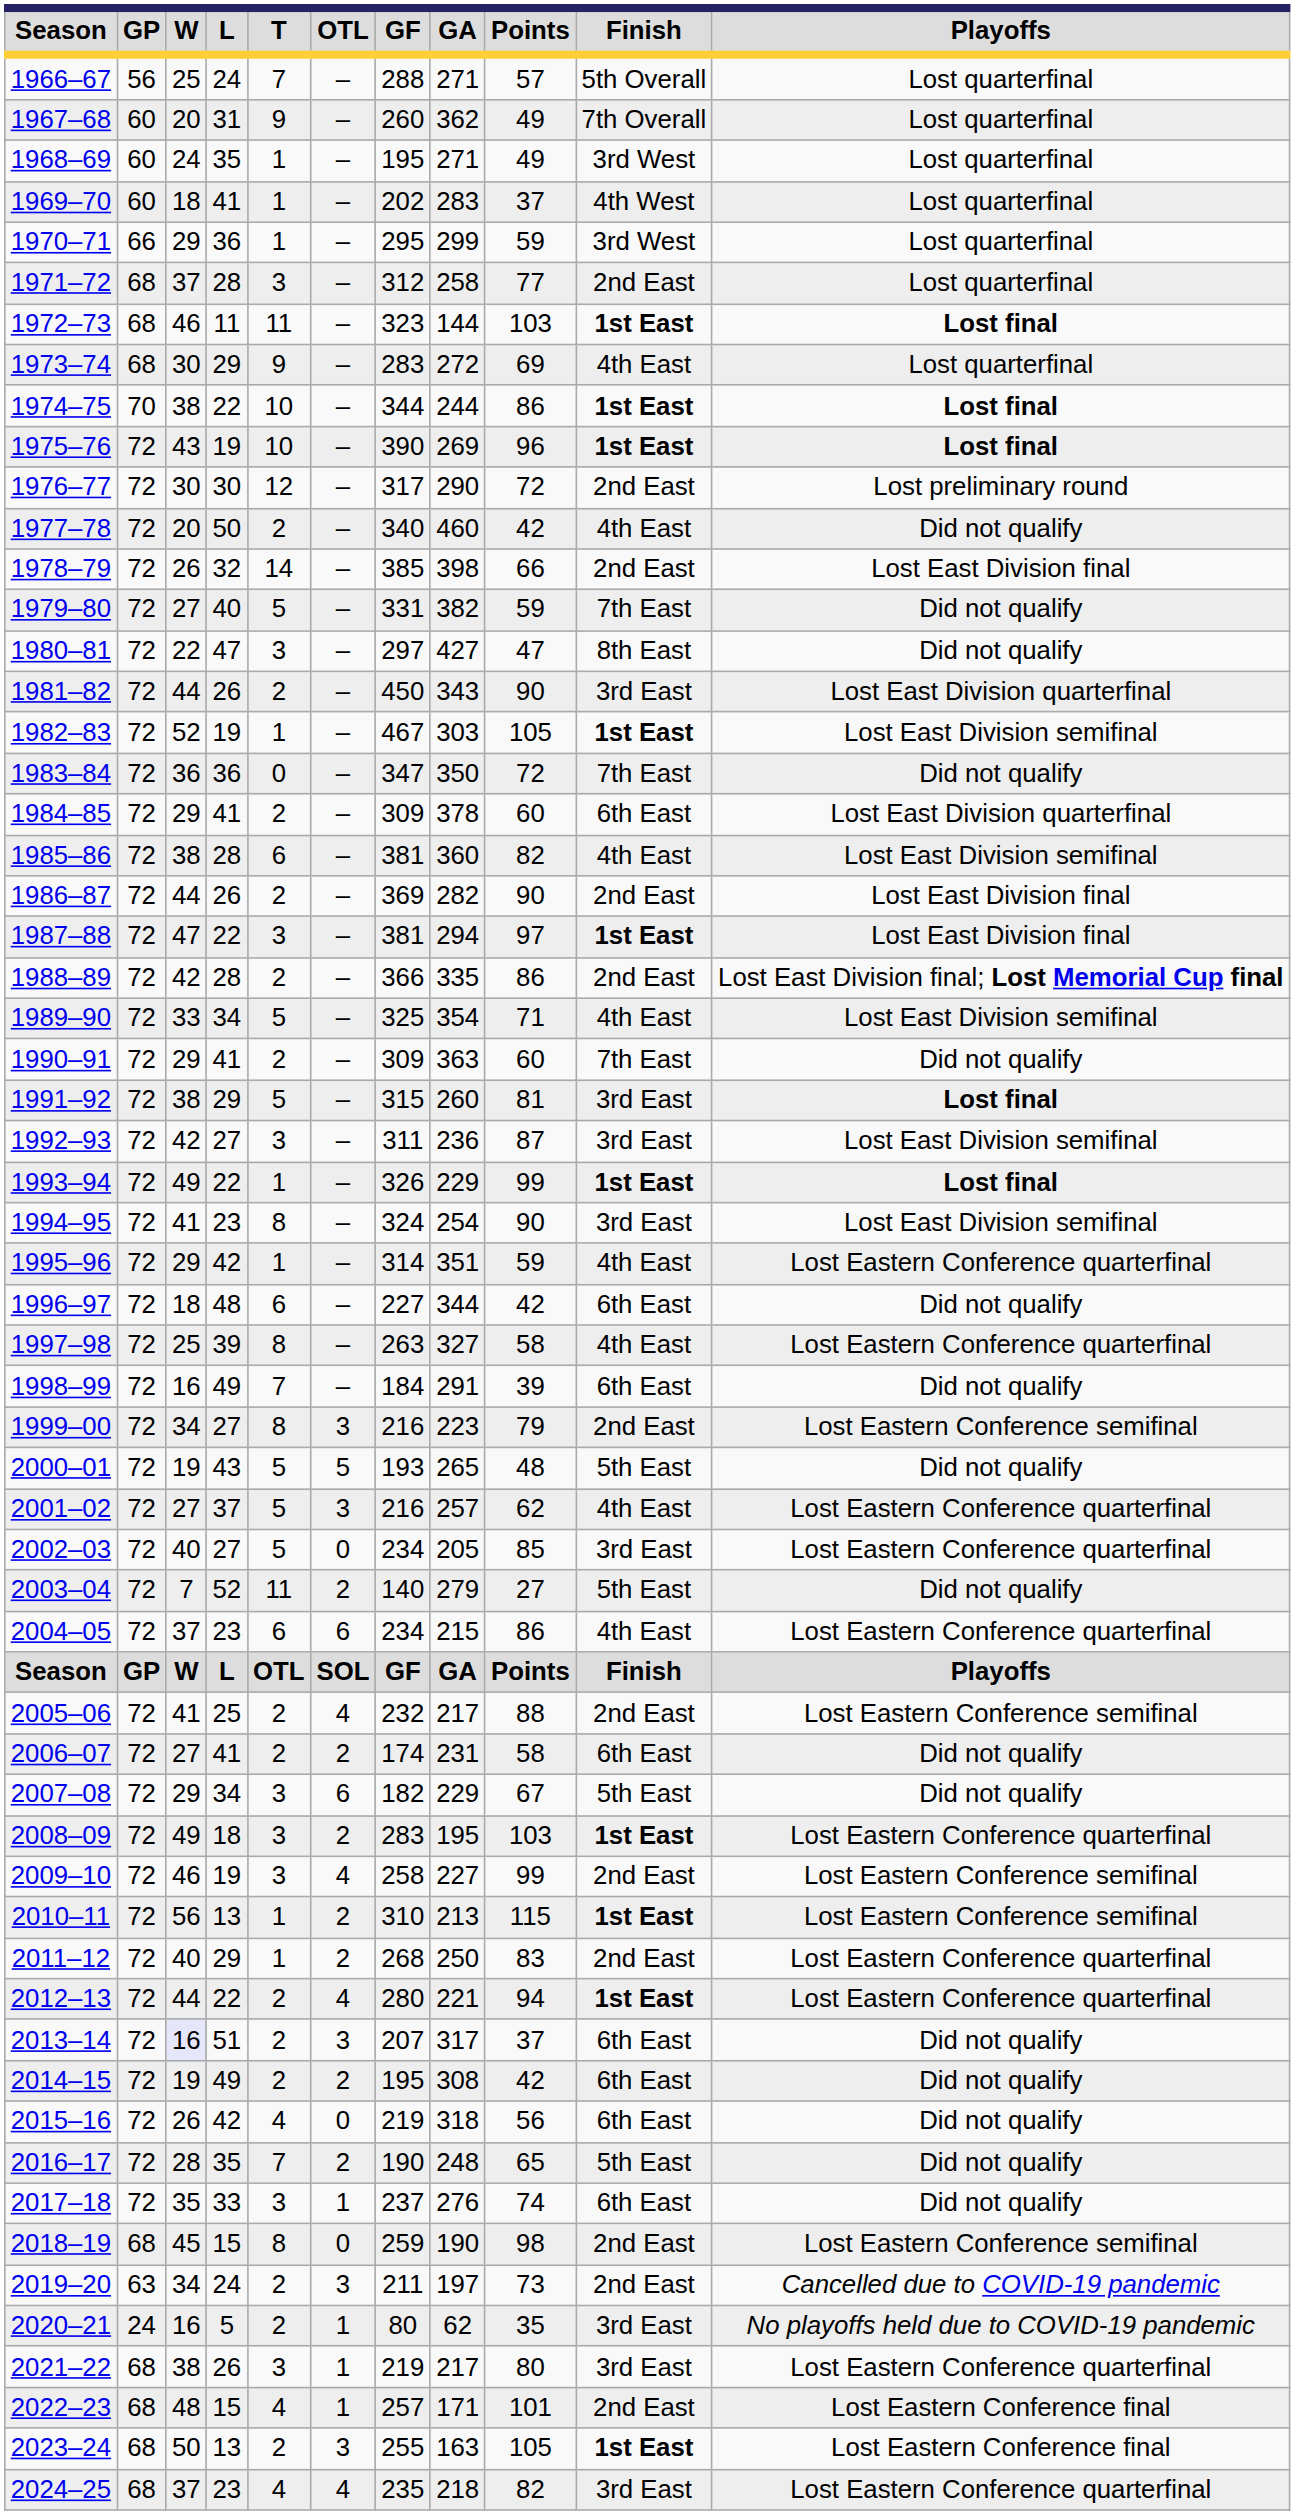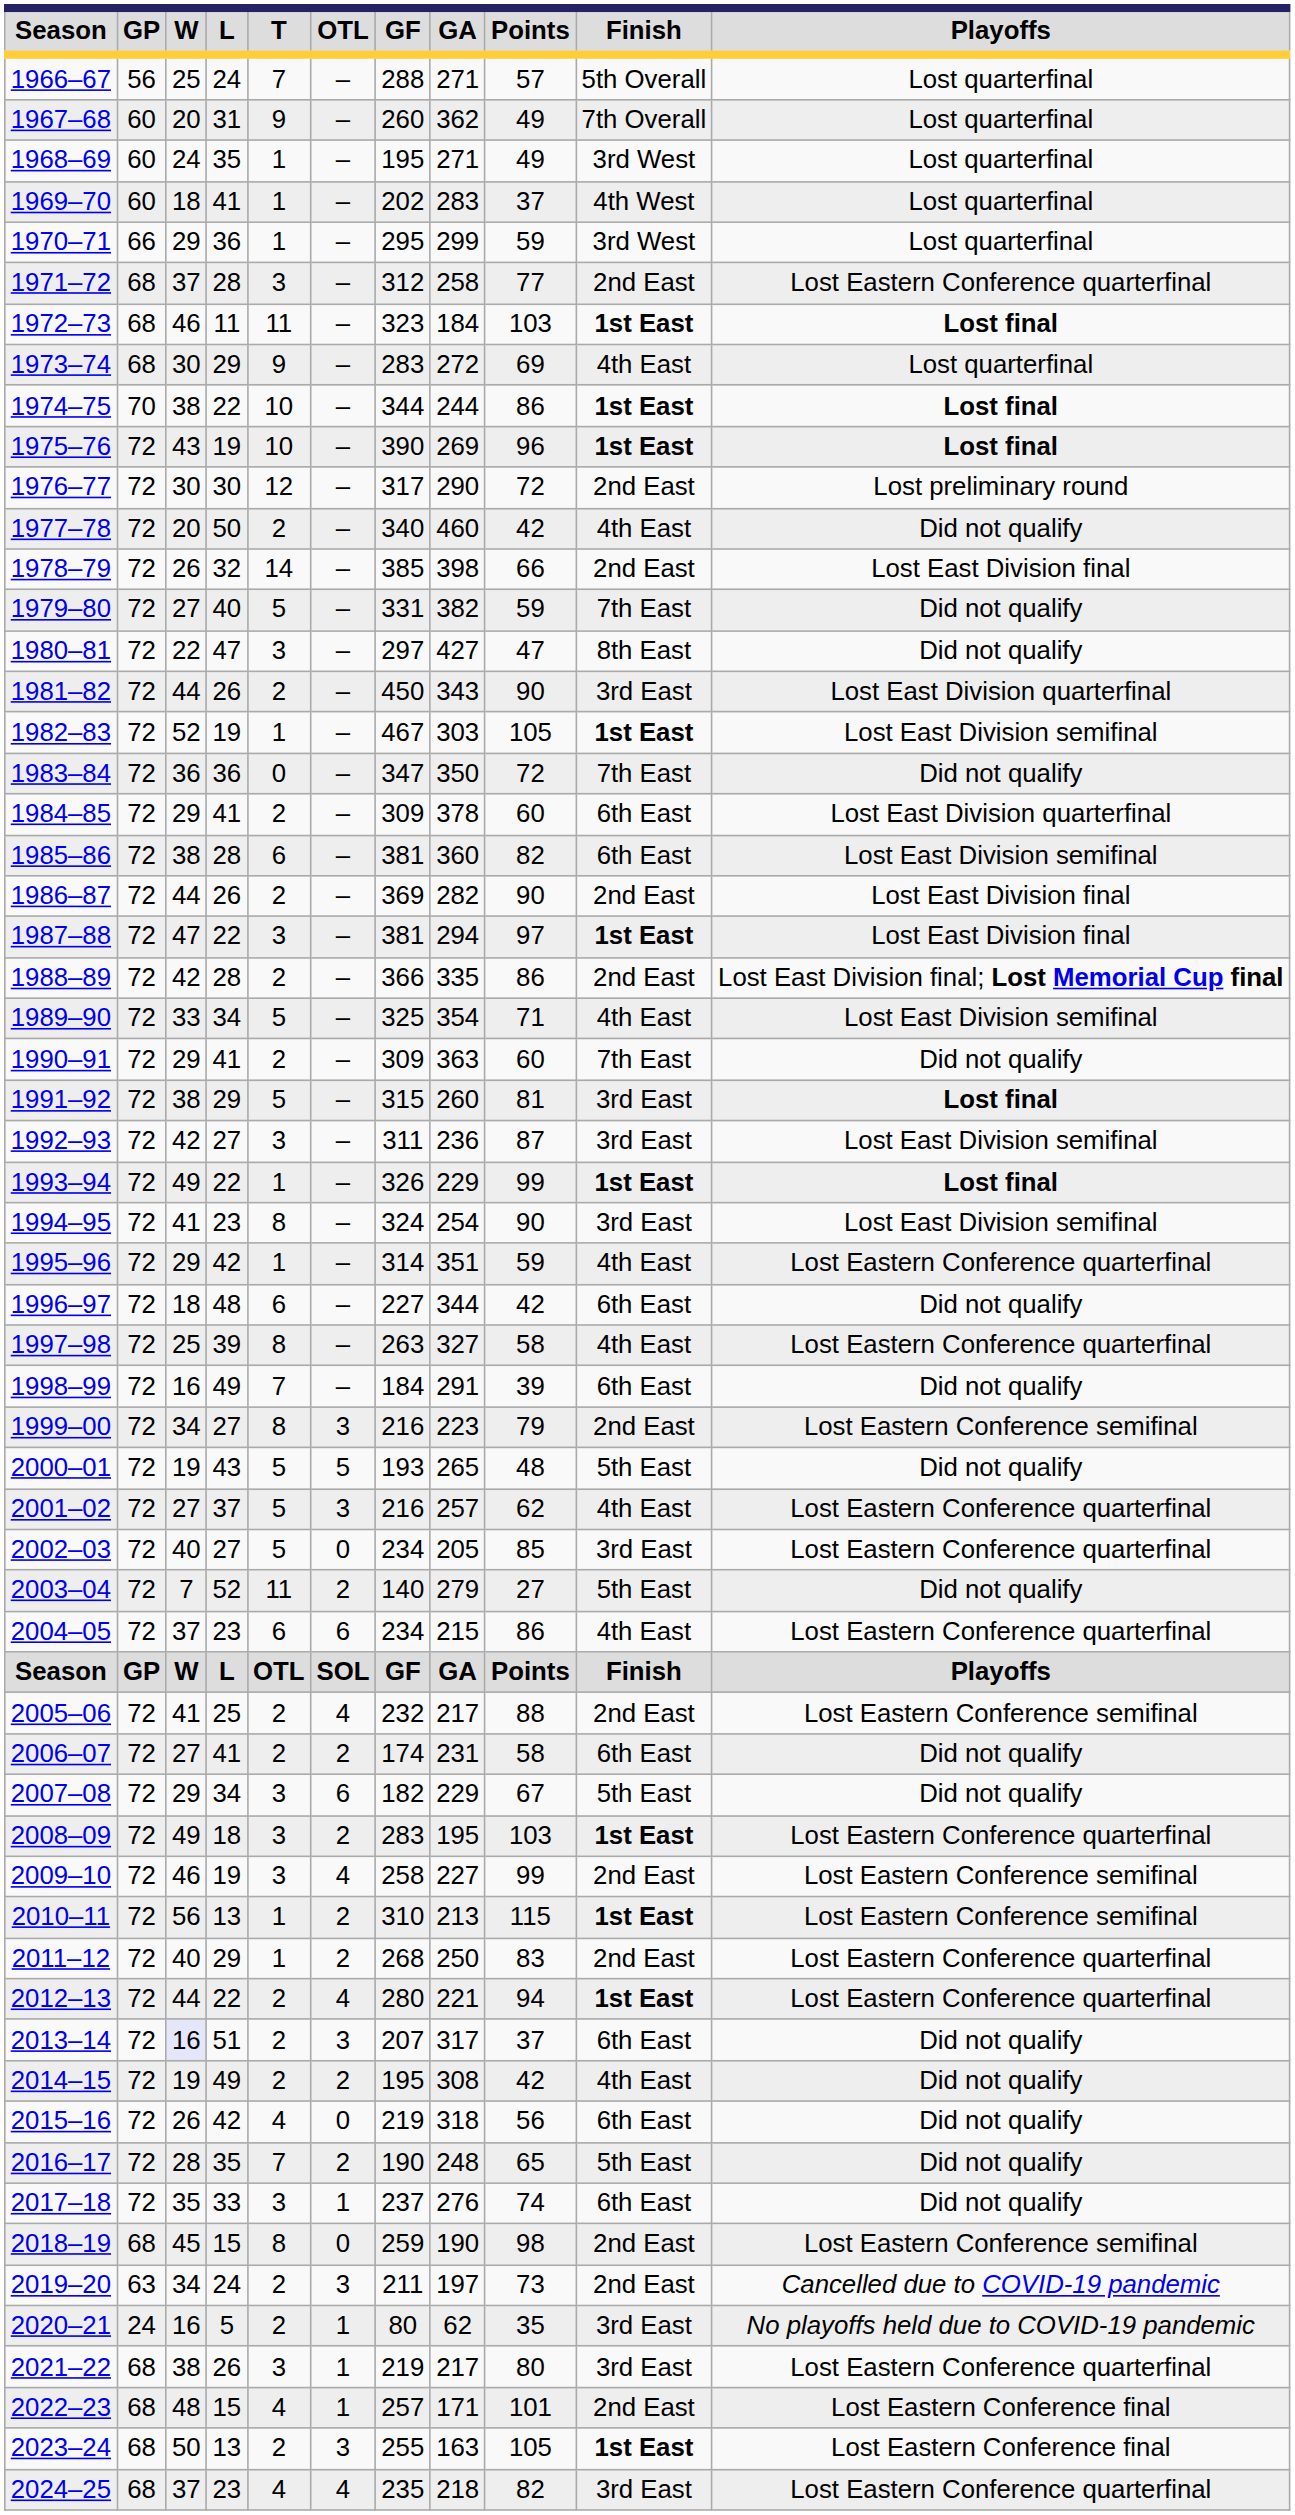(1001, 282) Lost quarterfinal -> (1001, 282) Lost Eastern Conference quarterfinal
(458, 323) 144 -> (458, 323) 184
(644, 854) 4th East -> (644, 854) 6th East
(644, 2080) 6th East -> (644, 2080) 4th East
